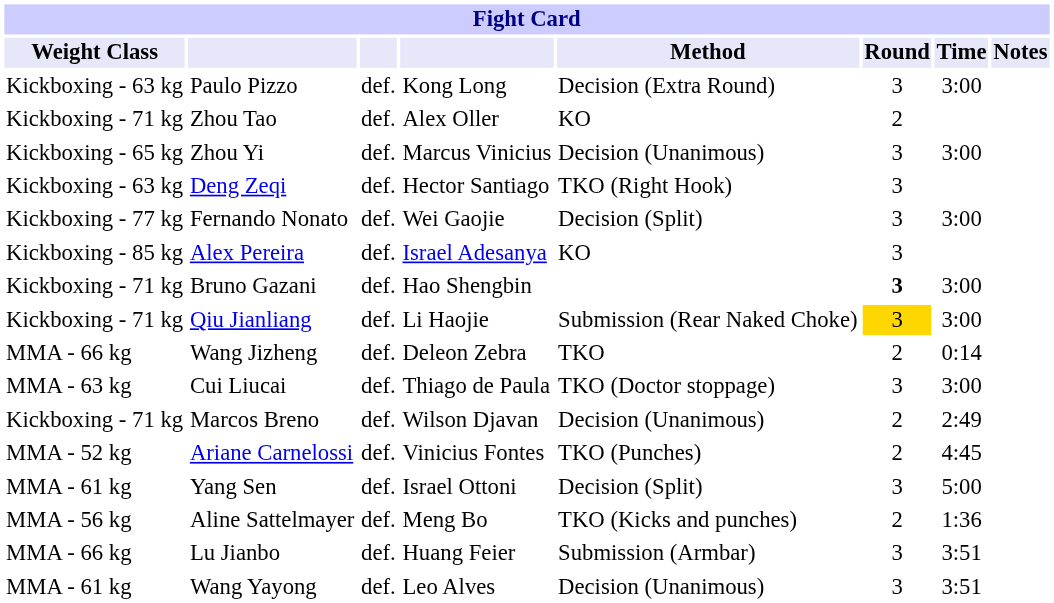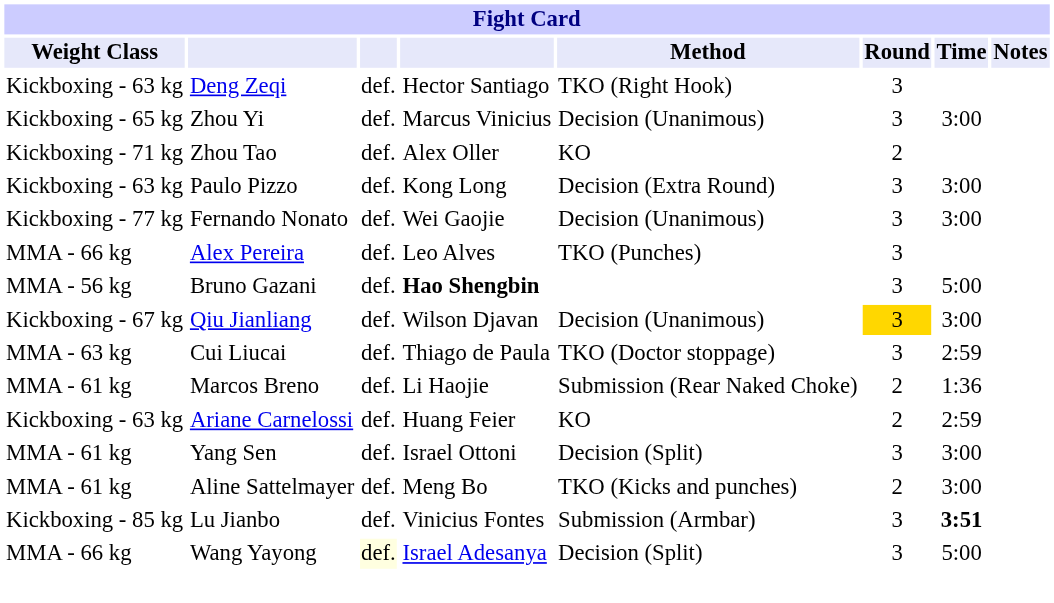rows swapped: (238, 186) <-> (244, 85)
rows swapped: (233, 119) <-> (227, 152)
(630, 219) Decision (Split) -> (661, 219) Decision (Unanimous)
(95, 252) Kickboxing - 85 kg -> (69, 252) MMA - 66 kg
(475, 252) Israel Adesanya -> (449, 252) Leo Alves
(574, 252) KO -> (630, 252) TKO (Punches)
(95, 286) Kickboxing - 71 kg -> (69, 286) MMA - 56 kg
(467, 286) normal -> (471, 286) bold
(897, 286) bold -> (897, 286) normal
(962, 286) 3:00 -> (962, 286) 5:00
(95, 319) Kickboxing - 71 kg -> (95, 319) Kickboxing - 67 kg
(446, 319) Li Haojie -> (470, 319) Wilson Djavan
(708, 319) Submission (Rear Naked Choke) -> (661, 319) Decision (Unanimous)
- row: (254, 353)
(962, 386) 3:00 -> (962, 353) 2:59
(95, 419) Kickboxing - 71 kg -> (69, 386) MMA - 61 kg
(470, 419) Wilson Djavan -> (446, 386) Li Haojie
(661, 419) Decision (Unanimous) -> (708, 386) Submission (Rear Naked Choke)
(962, 419) 2:49 -> (962, 386) 1:36
(69, 453) MMA - 52 kg -> (95, 419) Kickboxing - 63 kg
(473, 453) Vinicius Fontes -> (459, 419) Huang Feier
(630, 453) TKO (Punches) -> (574, 419) KO
(962, 453) 4:45 -> (962, 419) 2:59
(962, 486) 5:00 -> (962, 453) 3:00
(69, 520) MMA - 56 kg -> (69, 486) MMA - 61 kg
(962, 520) 1:36 -> (962, 486) 3:00
(69, 553) MMA - 66 kg -> (95, 520) Kickboxing - 85 kg
(459, 553) Huang Feier -> (473, 520) Vinicius Fontes
(962, 553) normal -> (962, 520) bold
(69, 586) MMA - 61 kg -> (69, 553) MMA - 66 kg
(378, 586) no background -> (378, 553) lightyellow background
(449, 586) Leo Alves -> (475, 553) Israel Adesanya
(661, 586) Decision (Unanimous) -> (630, 553) Decision (Split)
(962, 586) 3:51 -> (962, 553) 5:00
